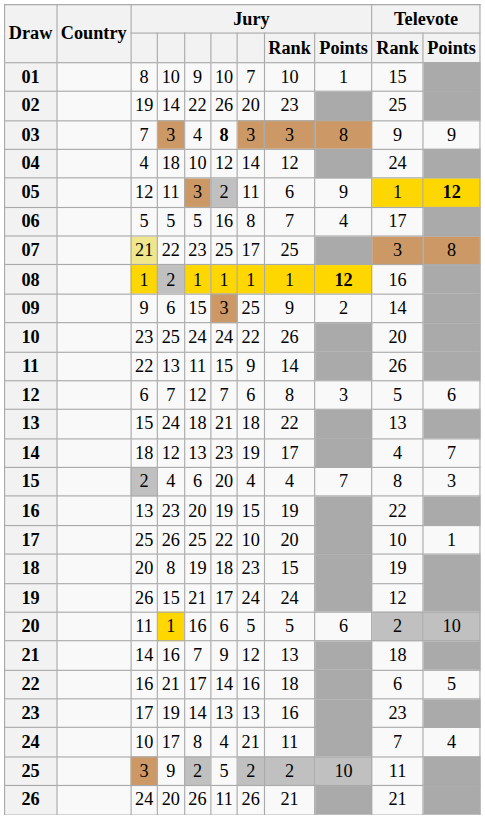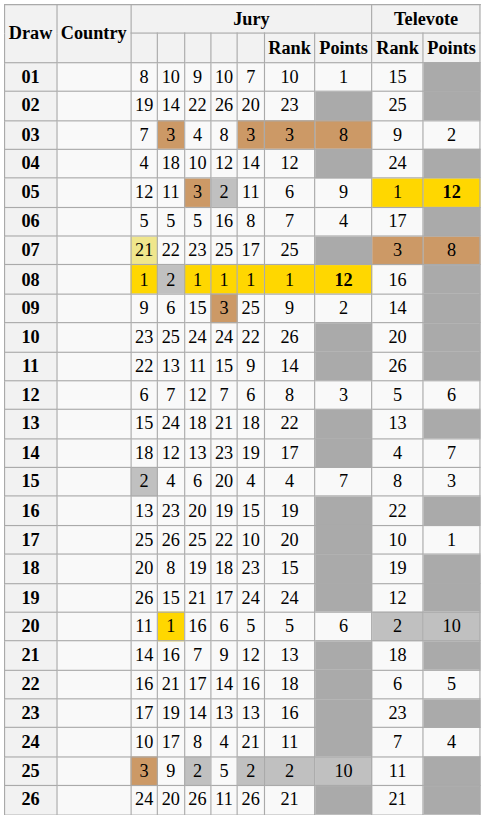(224, 134) bold -> (224, 134) normal
(452, 134) 9 -> (452, 134) 2
